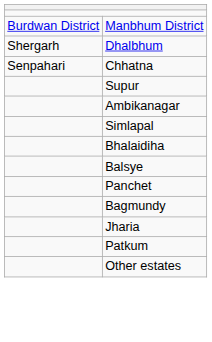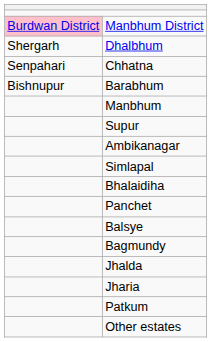(53, 26) no background -> (53, 26) pink background
+ row: (134, 86)
+ row: (133, 106)
rows swapped: (124, 166) <-> (128, 186)
+ row: (124, 266)
